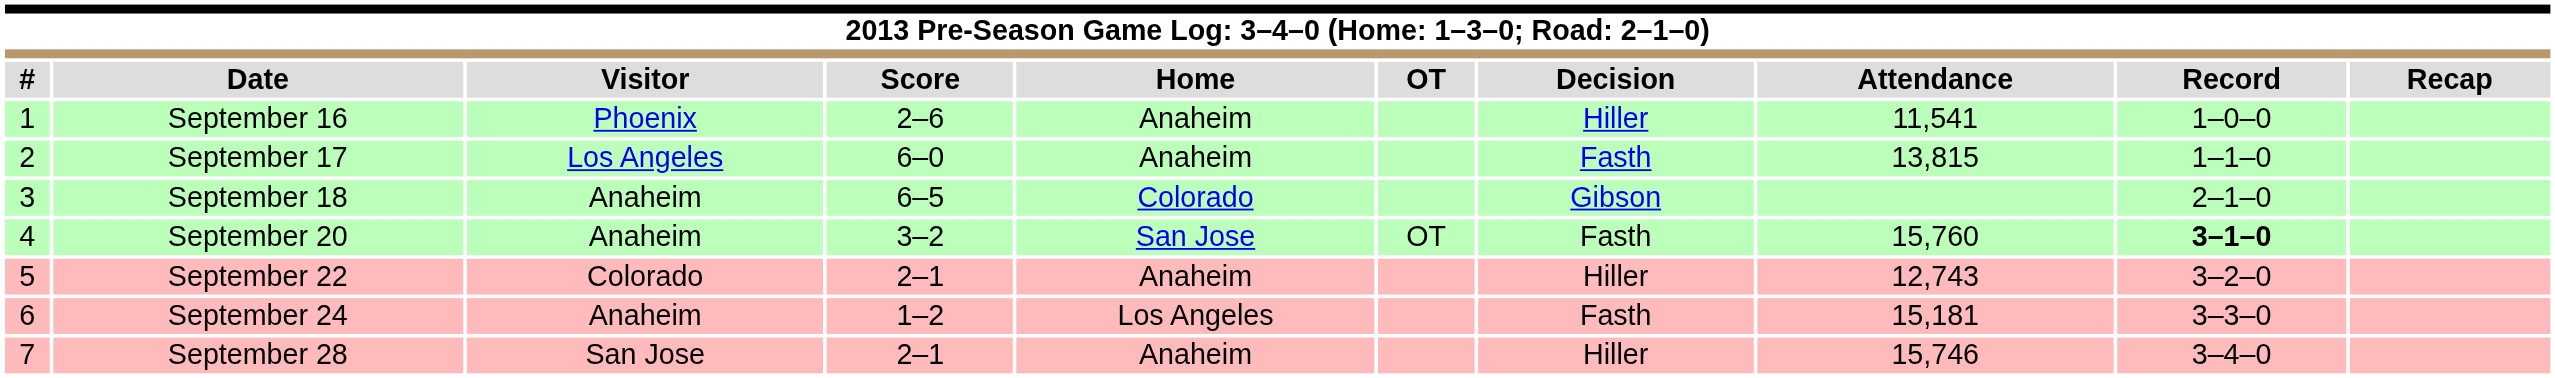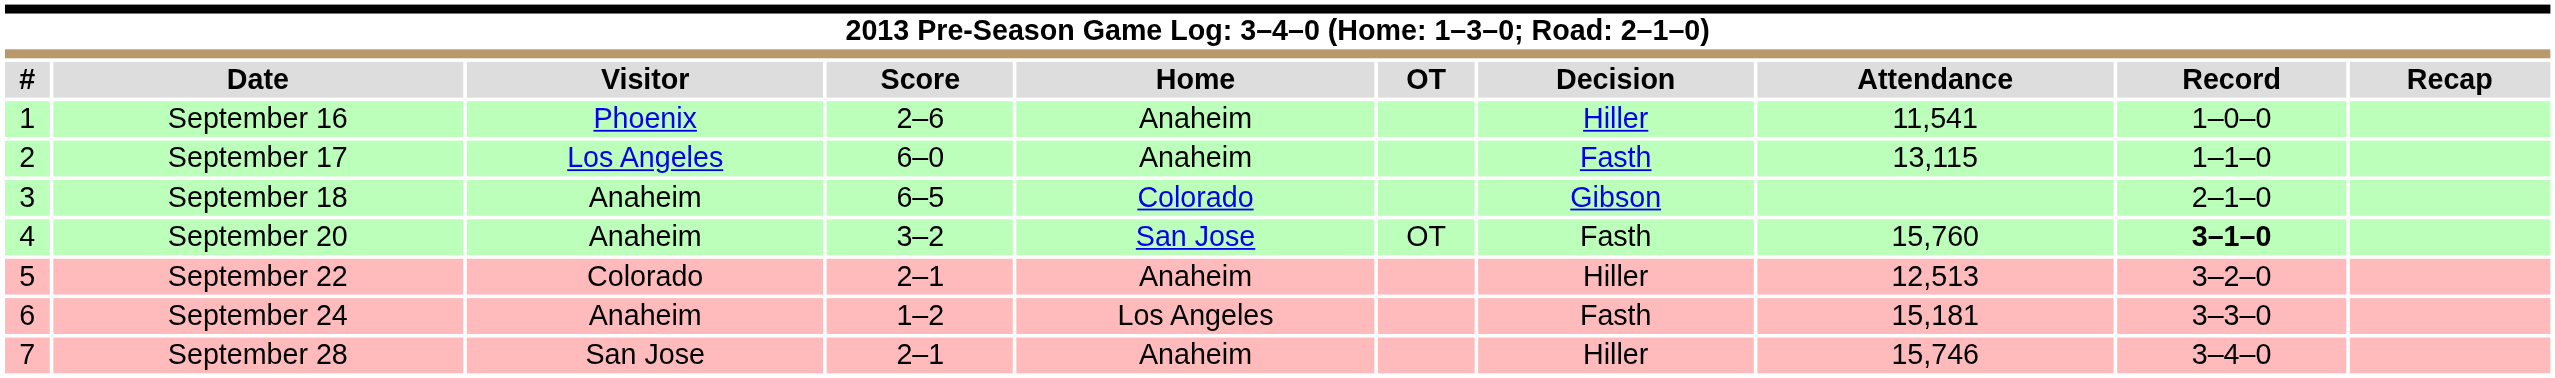(1935, 158) 13,815 -> (1935, 158) 13,115
(1935, 276) 12,743 -> (1935, 276) 12,513
